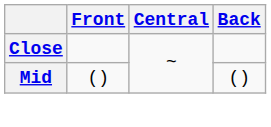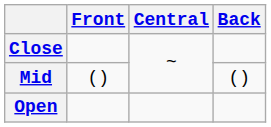+ row: (36, 107)
